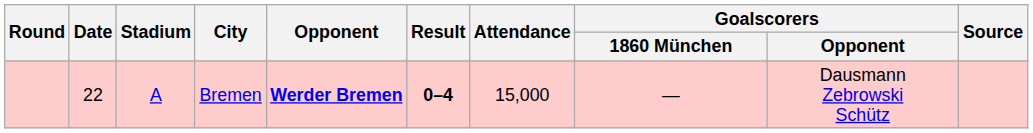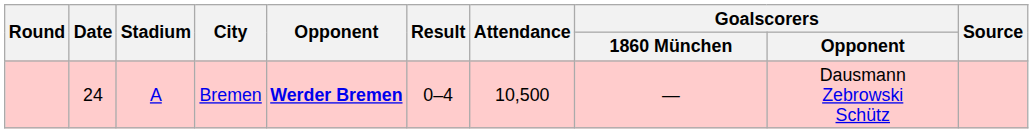(93, 94) 22 -> (93, 94) 24
(438, 94) bold -> (438, 94) normal
(522, 94) 15,000 -> (522, 94) 10,500
